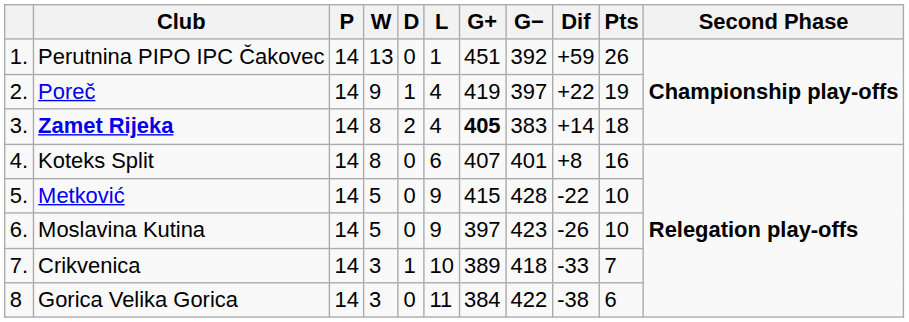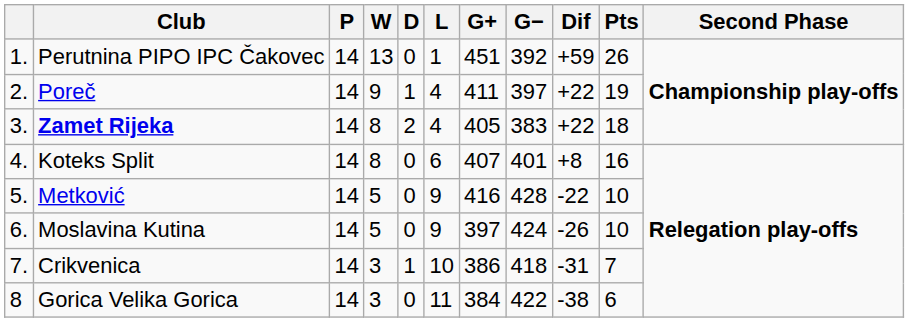(482, 91) 419 -> (481, 91) 411
(482, 126) bold -> (482, 126) normal
(576, 126) +14 -> (576, 126) +22
(482, 195) 415 -> (482, 195) 416
(529, 230) 423 -> (529, 230) 424
(482, 265) 389 -> (482, 265) 386
(573, 265) -33 -> (573, 265) -31
